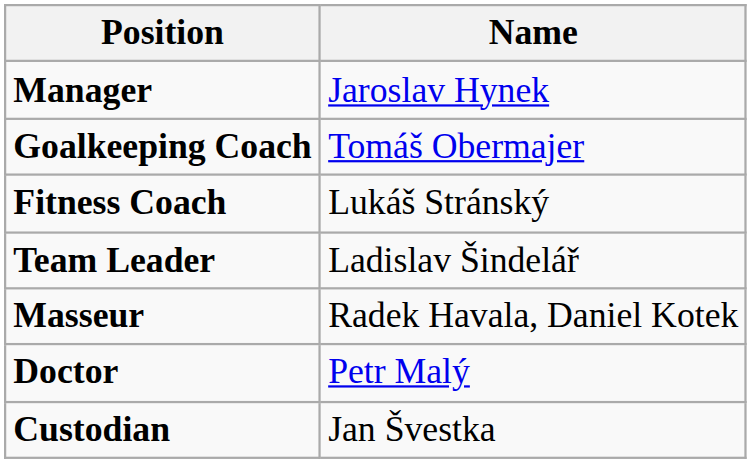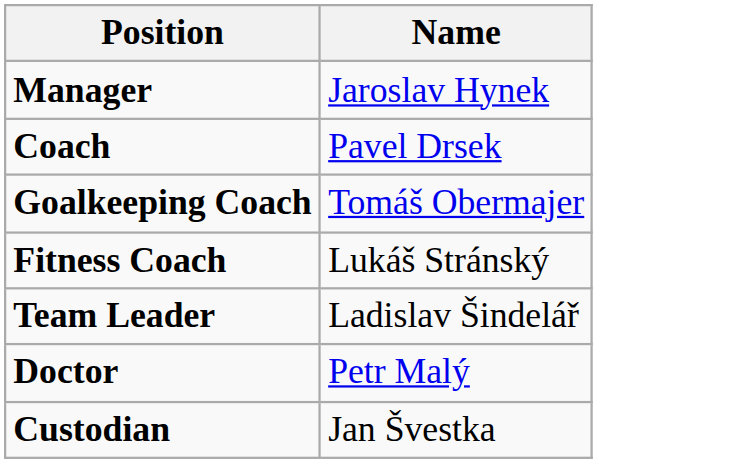+ row: (62, 145)
- row: (79, 315)
